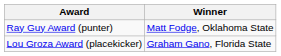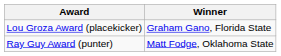rows swapped: (60, 28) <-> (74, 43)
